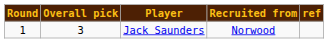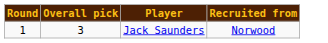- column: (312, 13)
